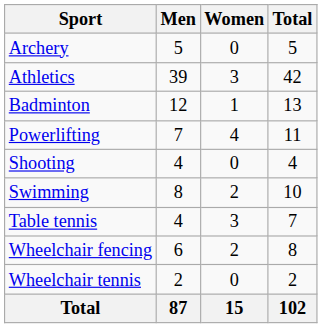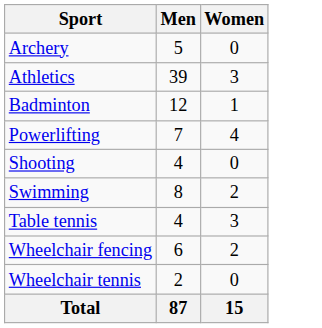- column: (293, 18)
